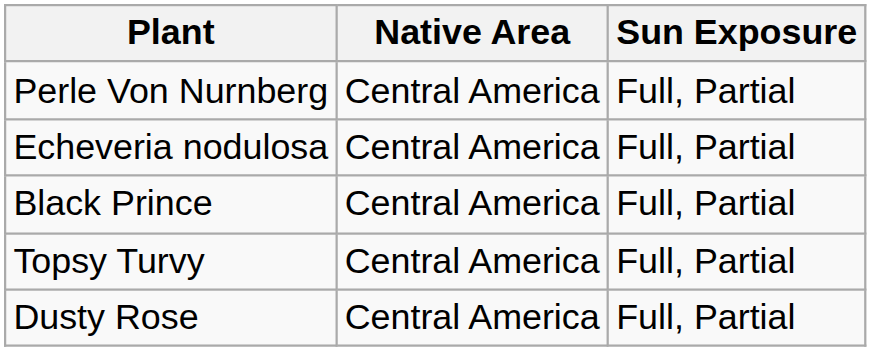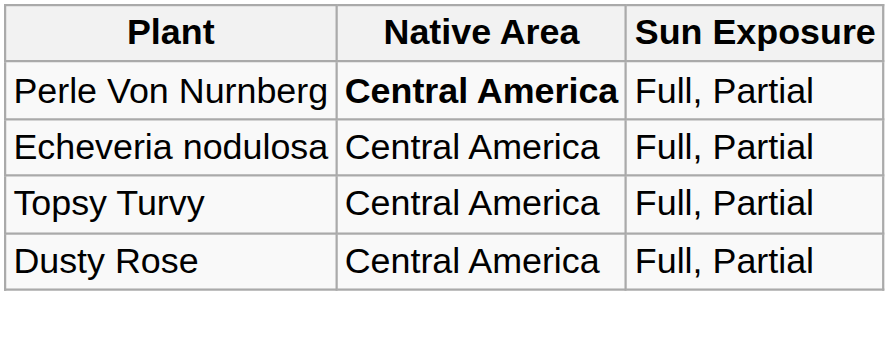(472, 89) normal -> (482, 89) bold
- row: (113, 203)
